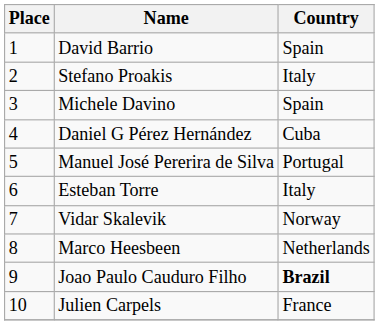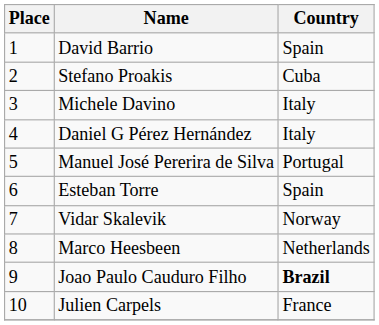(299, 76) Italy -> (302, 76) Cuba
(303, 104) Spain -> (299, 104) Italy
(302, 133) Cuba -> (299, 133) Italy
(299, 190) Italy -> (303, 190) Spain
